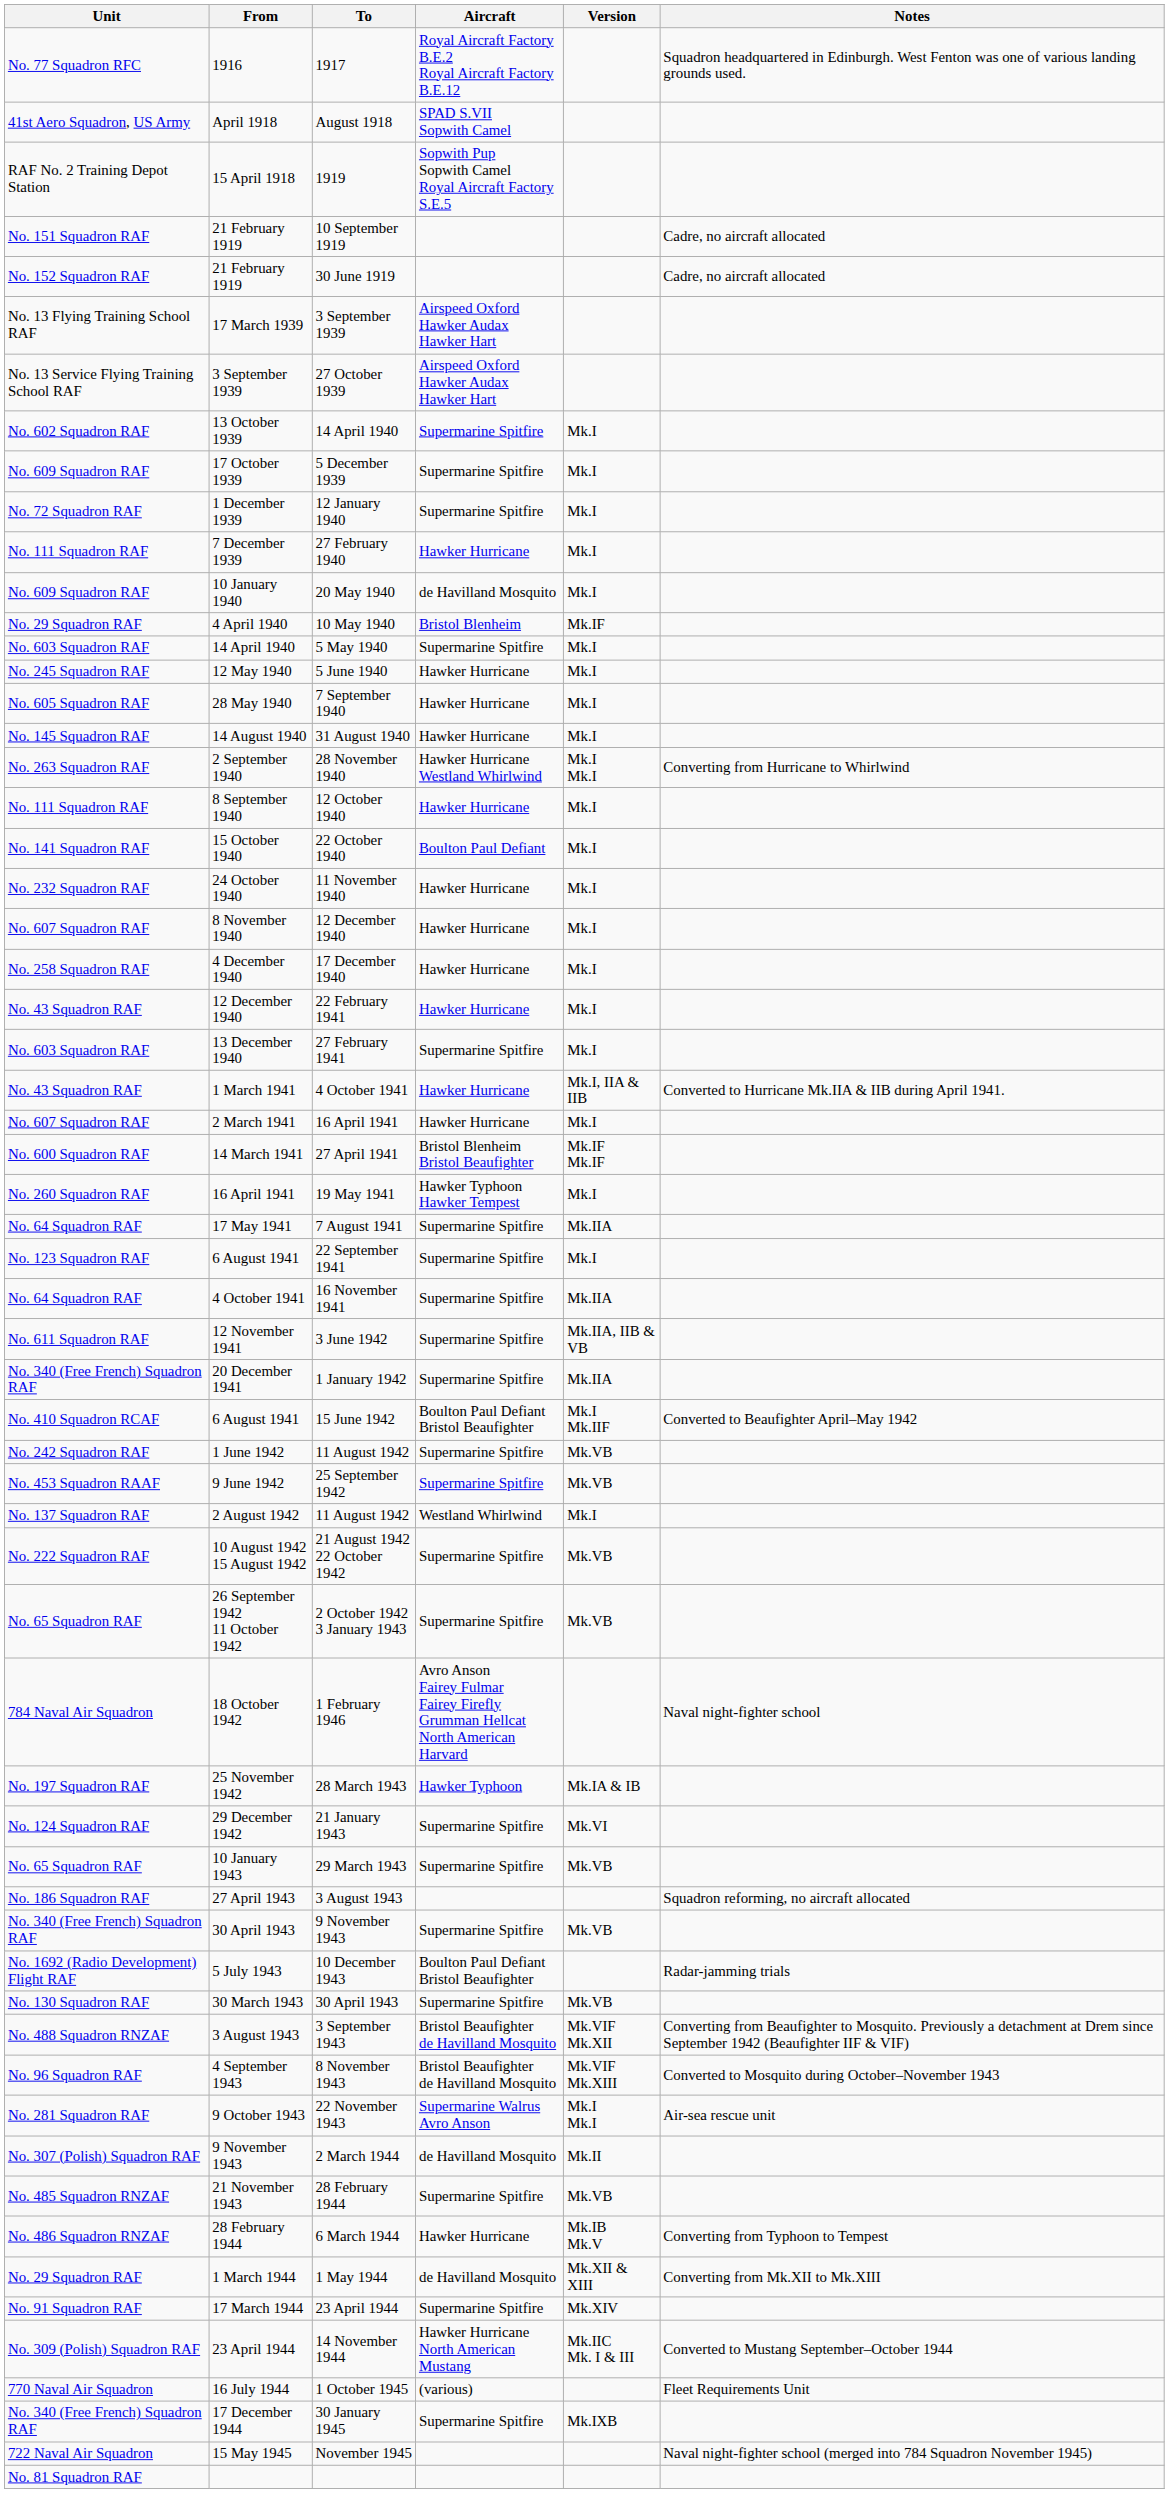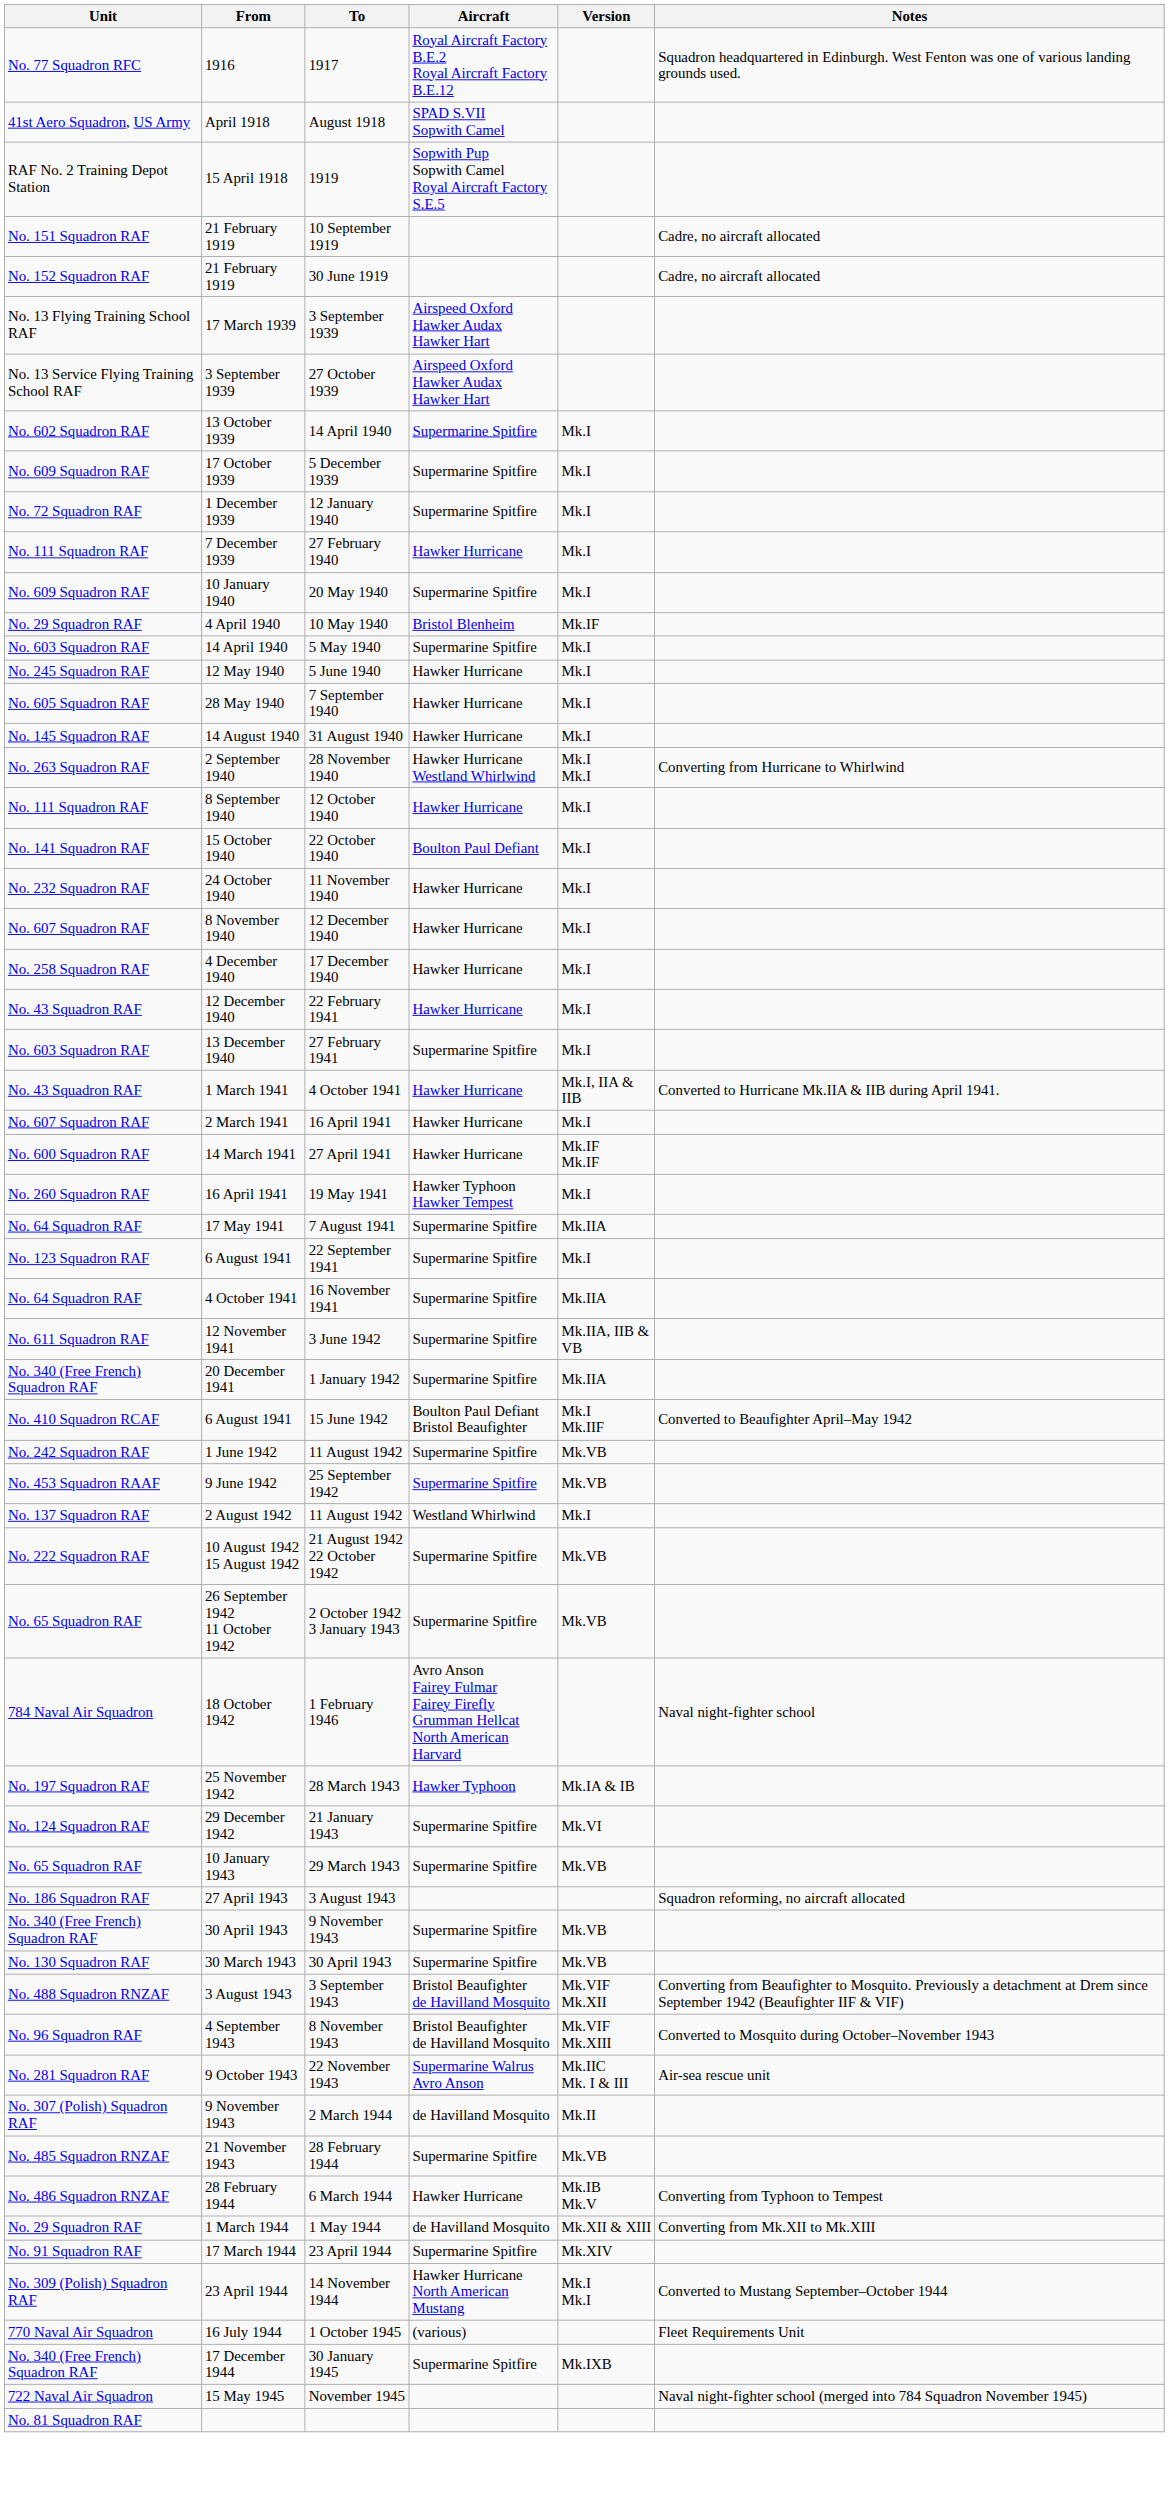(488, 592) de Havilland Mosquito -> (475, 592) Supermarine Spitfire
(476, 1154) Bristol Blenheim Bristol Beaufighter -> (468, 1154) Hawker Hurricane
- row: (247, 1970)
(582, 2115) Mk.I Mk.I -> (595, 2075) Mk.IIC Mk. I & III
(601, 2349) Mk.IIC Mk. I & III -> (576, 2292) Mk.I Mk.I
